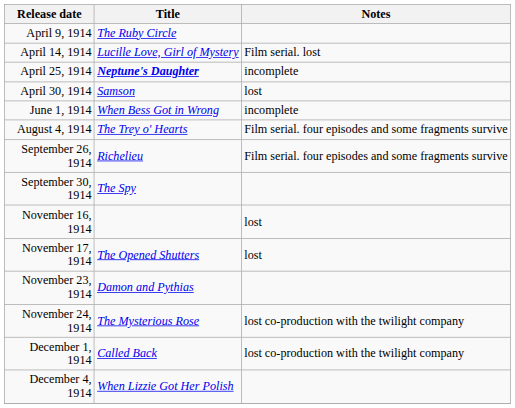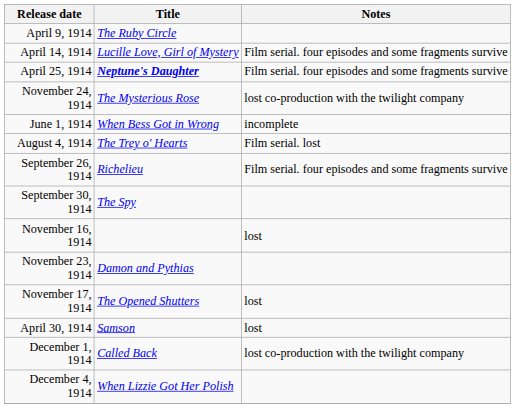(282, 52) Film serial. lost -> (376, 52) Film serial. four episodes and some fragments survive
(271, 71) incomplete -> (376, 71) Film serial. four episodes and some fragments survive
rows swapped: (56, 91) <-> (57, 320)
(376, 129) Film serial. four episodes and some fragments survive -> (282, 143) Film serial. lost
rows swapped: (57, 254) <-> (57, 287)
